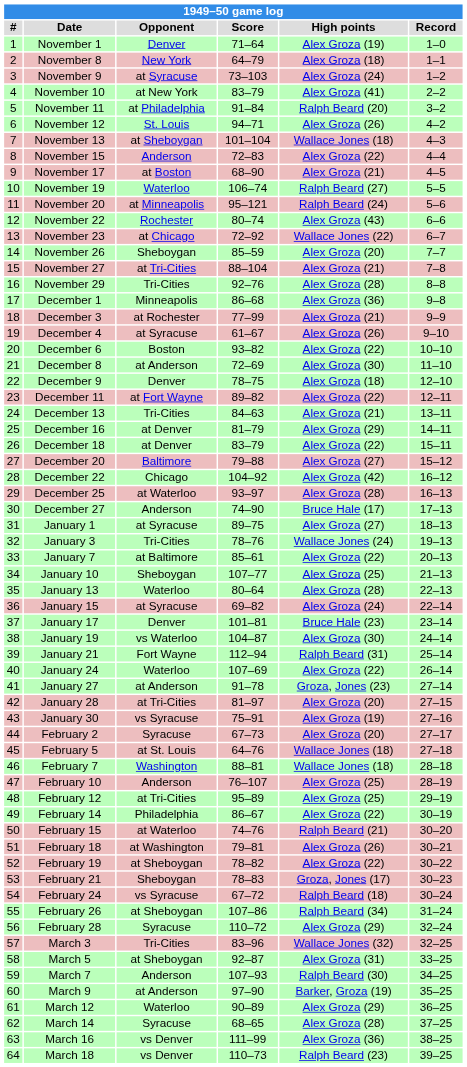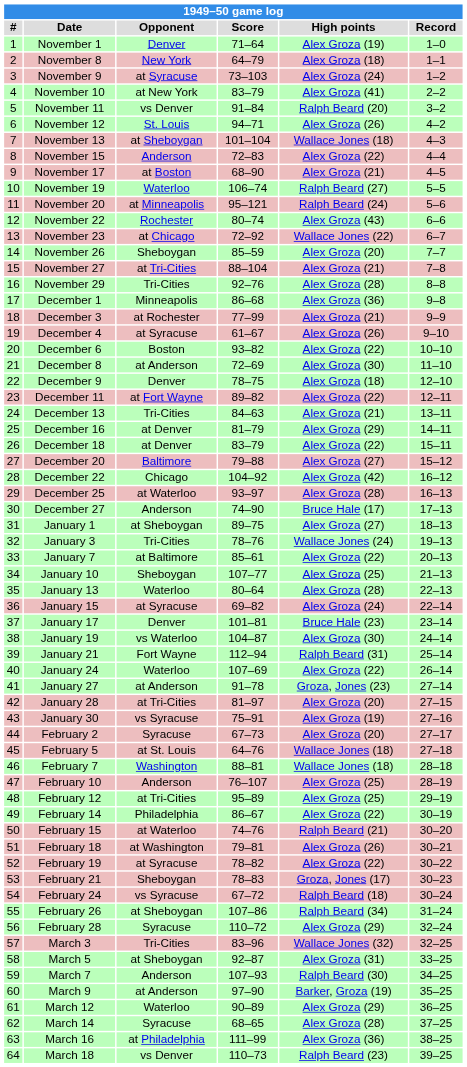(167, 108) at Philadelphia -> (167, 108) vs Denver
(167, 525) at Syracuse -> (167, 525) at Sheboygan
(167, 863) at Sheboygan -> (167, 863) at Syracuse
(167, 1039) vs Denver -> (167, 1039) at Philadelphia
